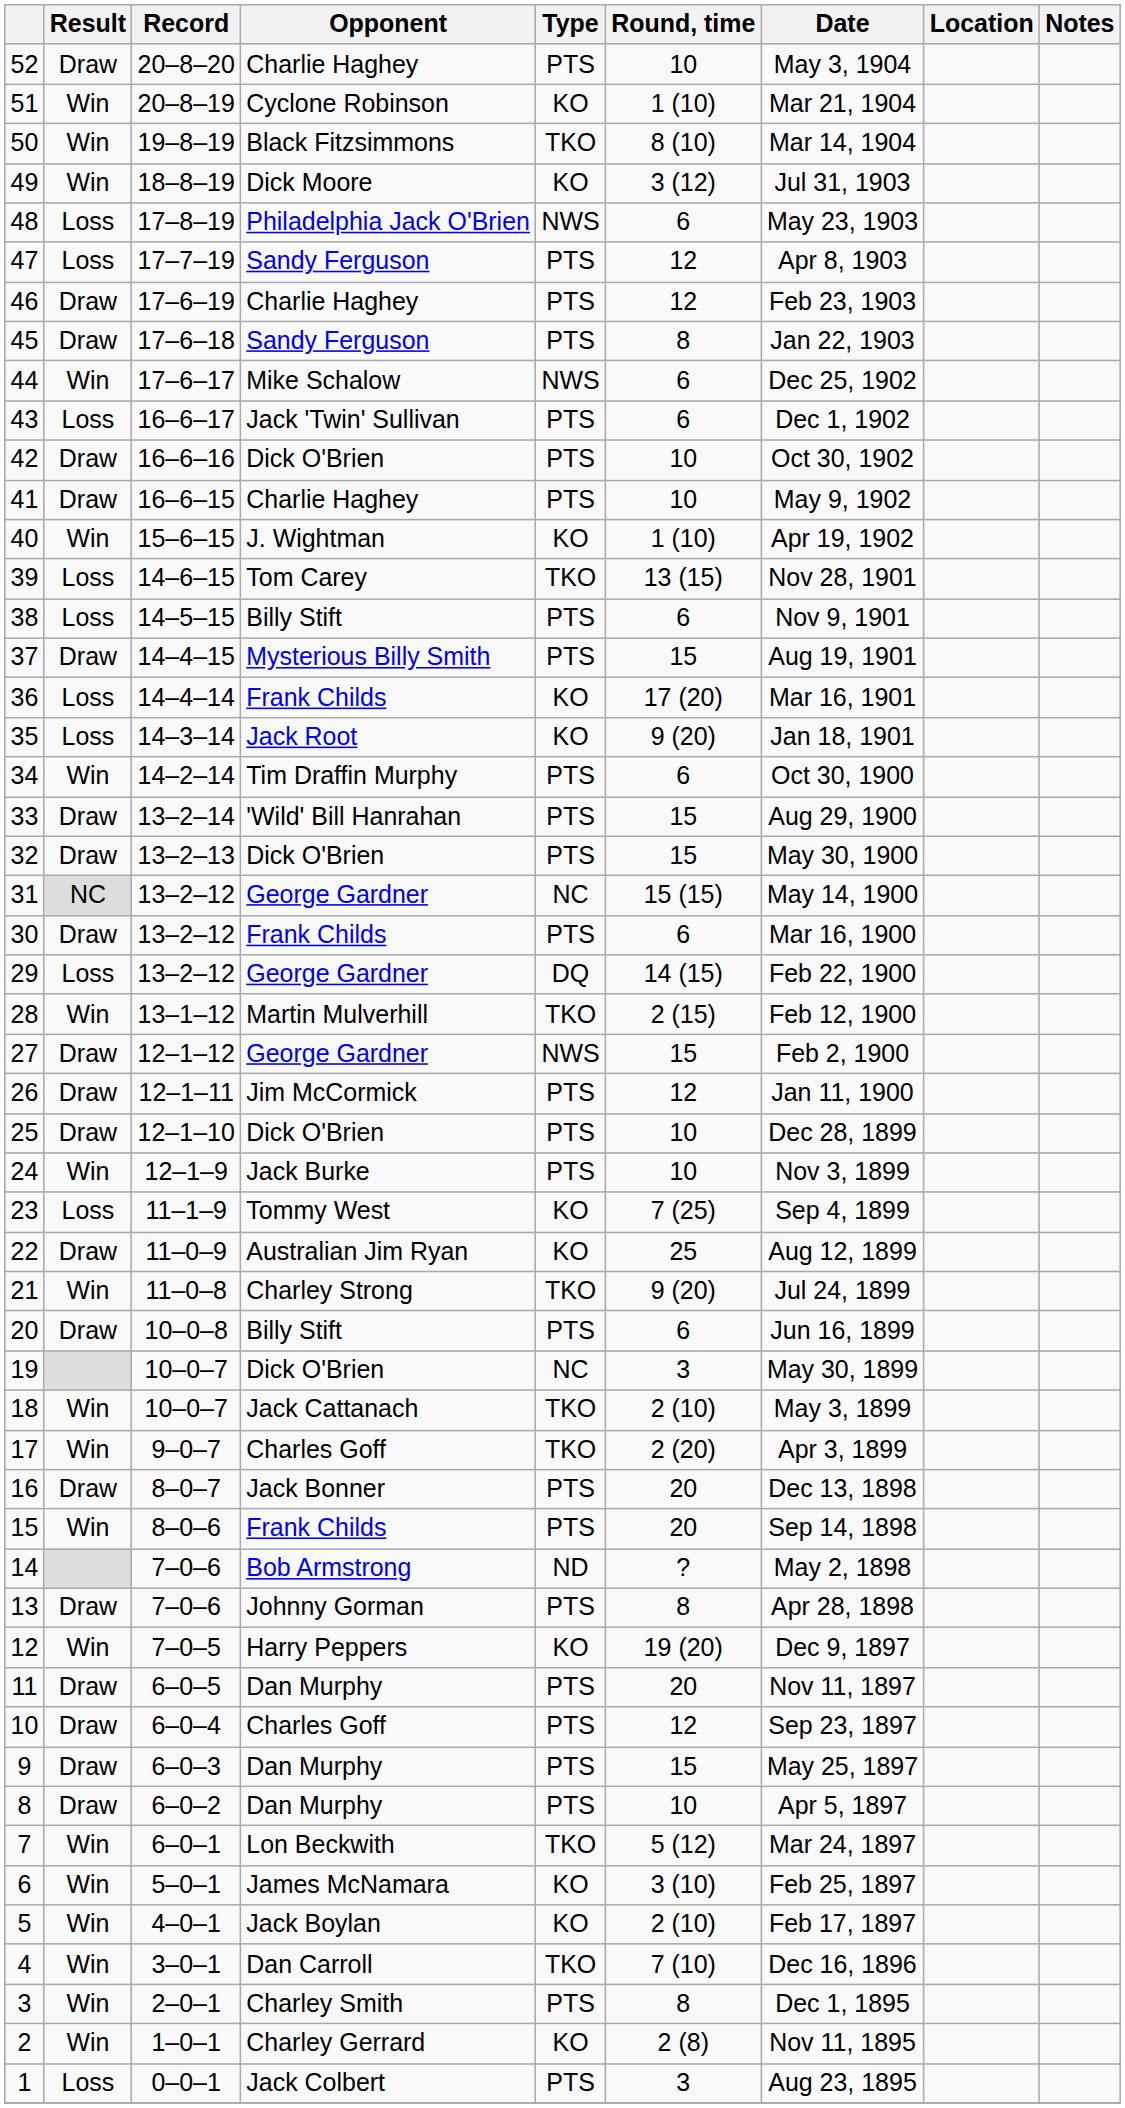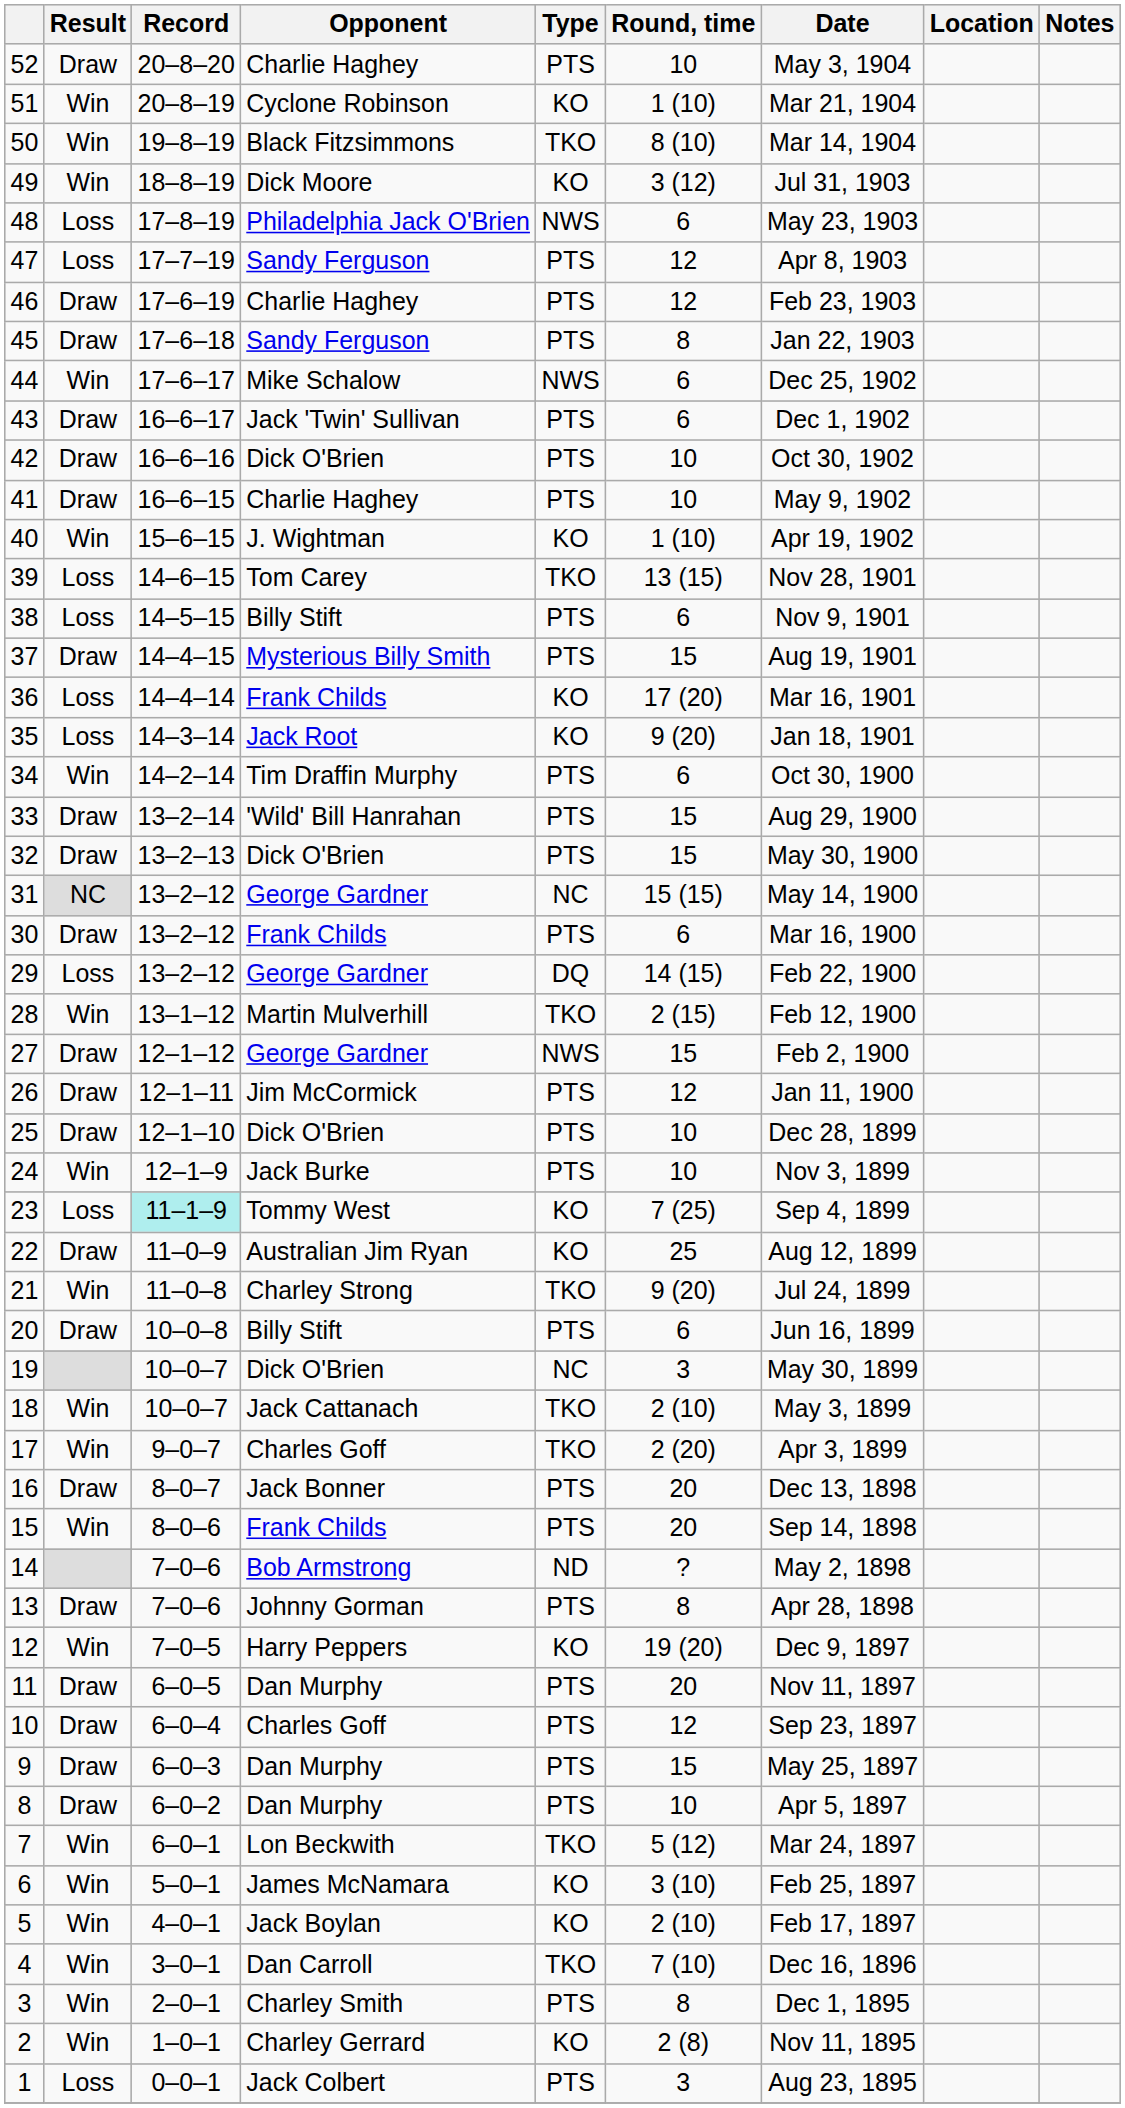(88, 420) Loss -> (88, 420) Draw
(186, 1211) no background -> (186, 1211) paleturquoise background
